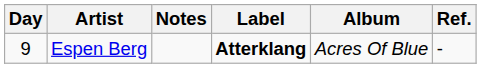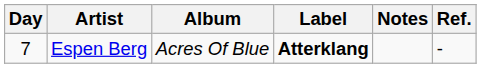columns swapped: (372, 19) <-> (181, 19)
(26, 48) 9 -> (26, 48) 7
